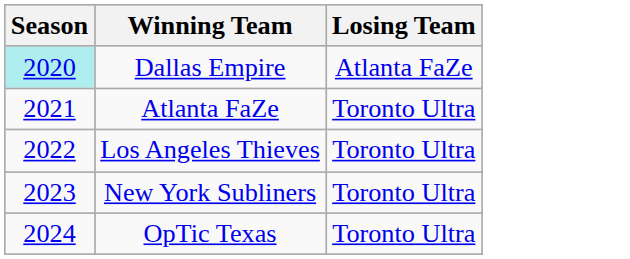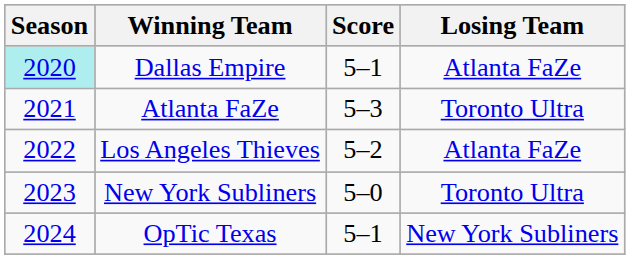+ column: (363, 25)
(404, 150) Toronto Ultra -> (512, 150) Atlanta FaZe
(404, 233) Toronto Ultra -> (512, 233) New York Subliners
